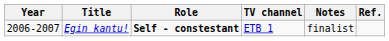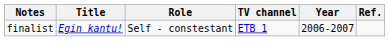columns swapped: (33, 12) <-> (331, 12)
(186, 28) bold -> (180, 28) normal
